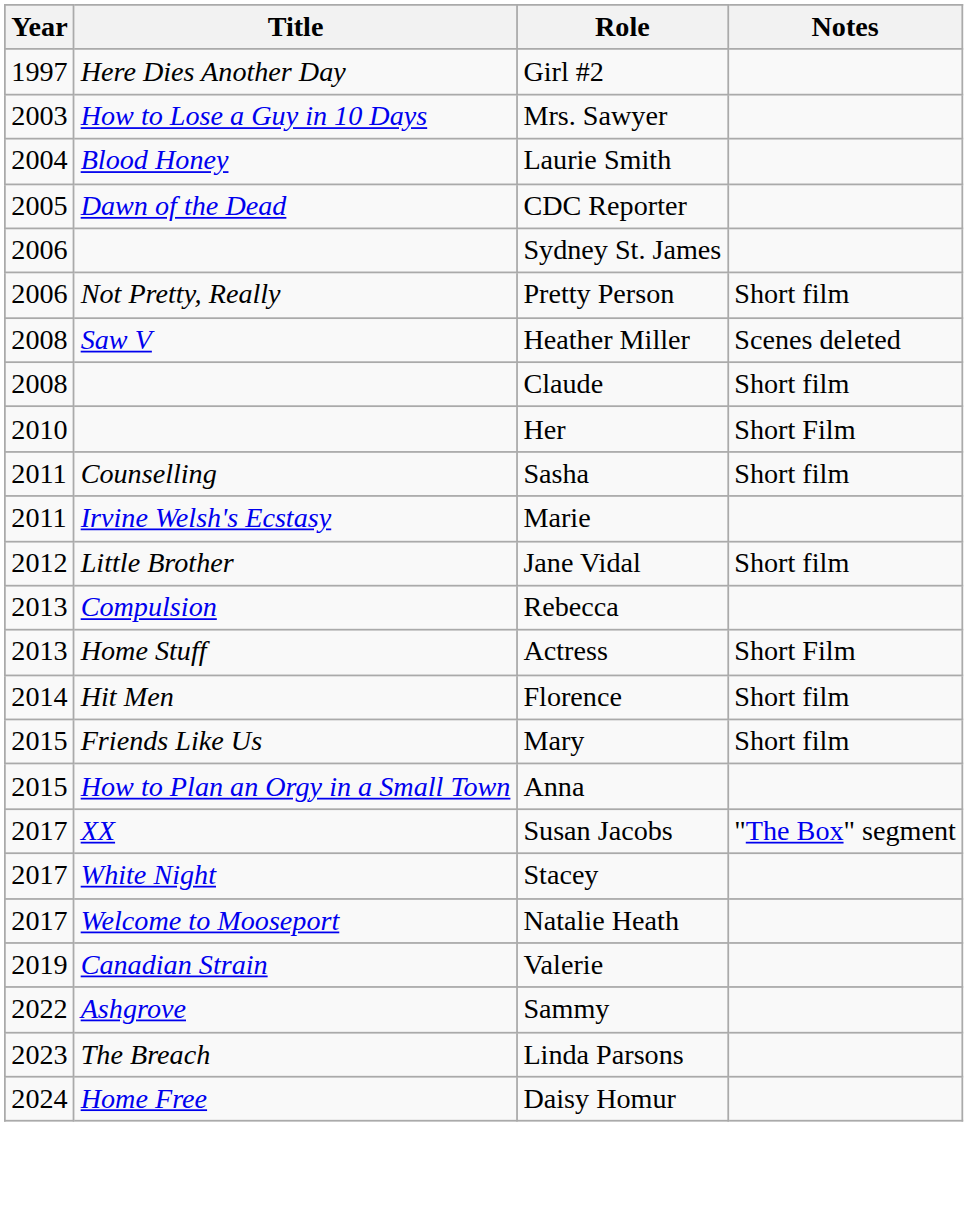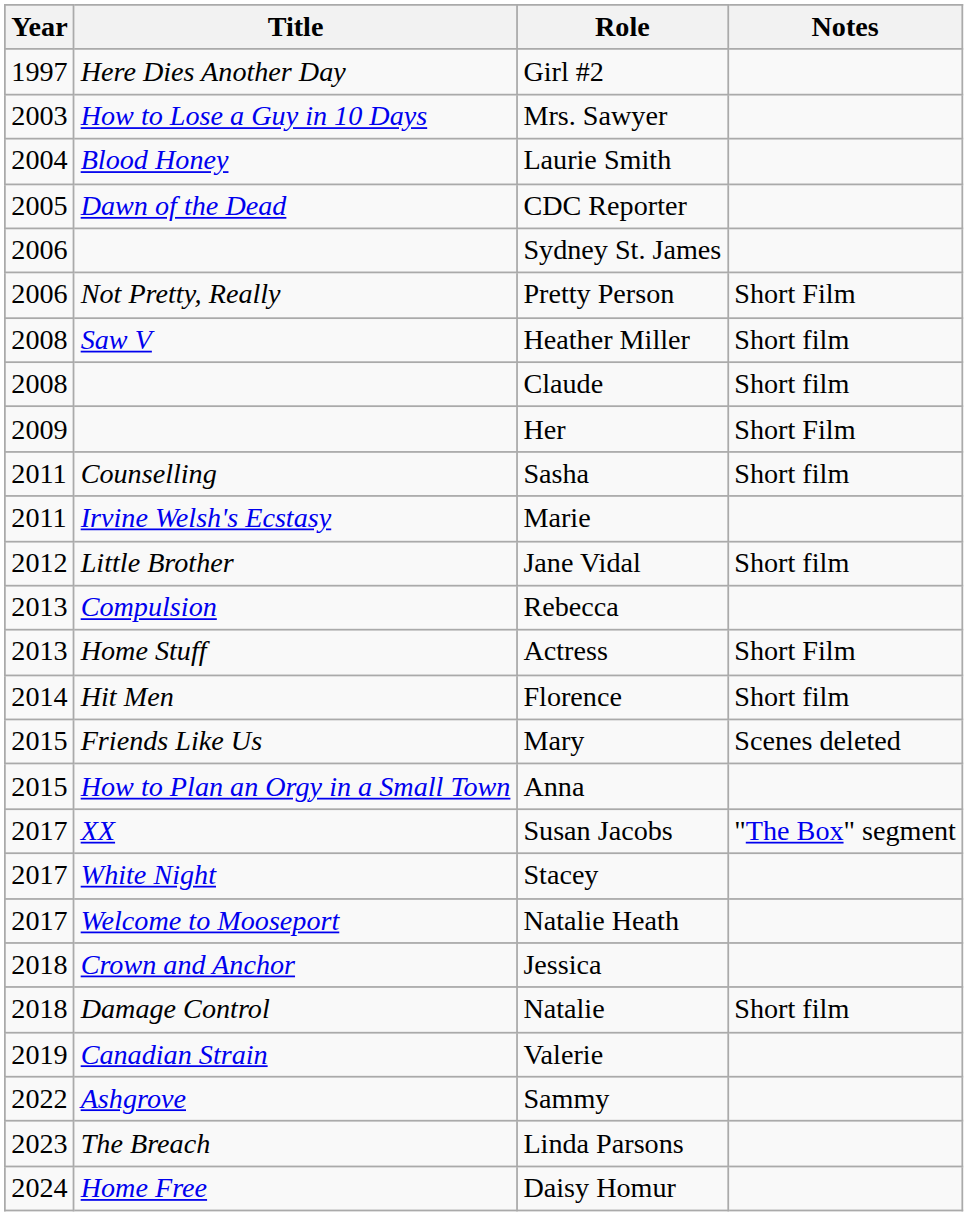(792, 294) Short film -> (795, 294) Short Film
(818, 339) Scenes deleted -> (792, 339) Short film
(40, 428) 2010 -> (40, 428) 2009
(792, 741) Short film -> (818, 741) Scenes deleted
+ row: (562, 964)
+ row: (564, 1009)
